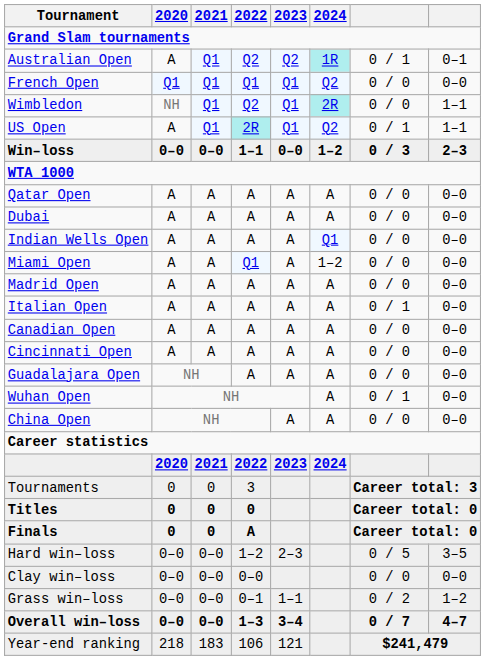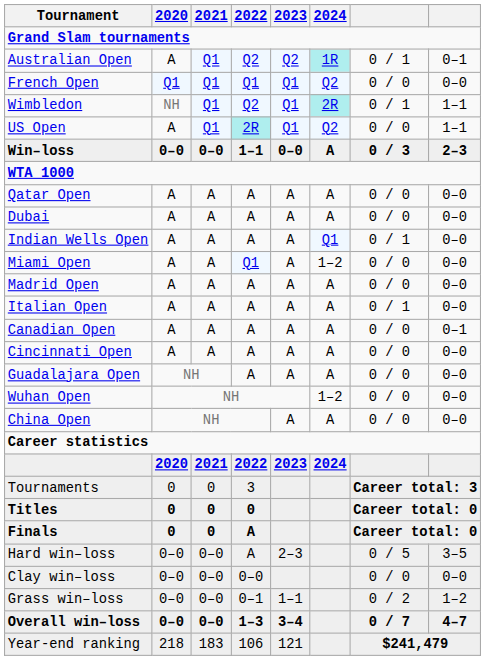(389, 106) 0 / 0 -> (389, 106) 0 / 1
(389, 128) 0 / 1 -> (389, 128) 0 / 0
(330, 151) 1–2 -> (330, 151) A
(389, 240) 0 / 0 -> (389, 240) 0 / 1
(455, 330) 0–0 -> (455, 330) 0–1
(330, 398) A -> (330, 398) 1–2
(389, 398) 0 / 1 -> (389, 398) 0 / 0
(251, 555) 1–2 -> (251, 555) A
